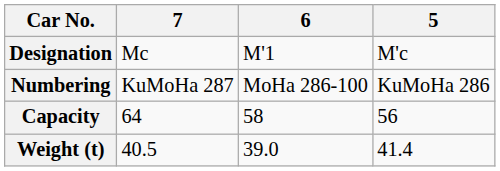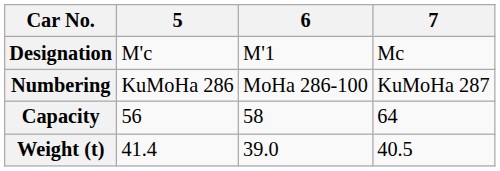columns swapped: (433, 20) <-> (178, 20)
